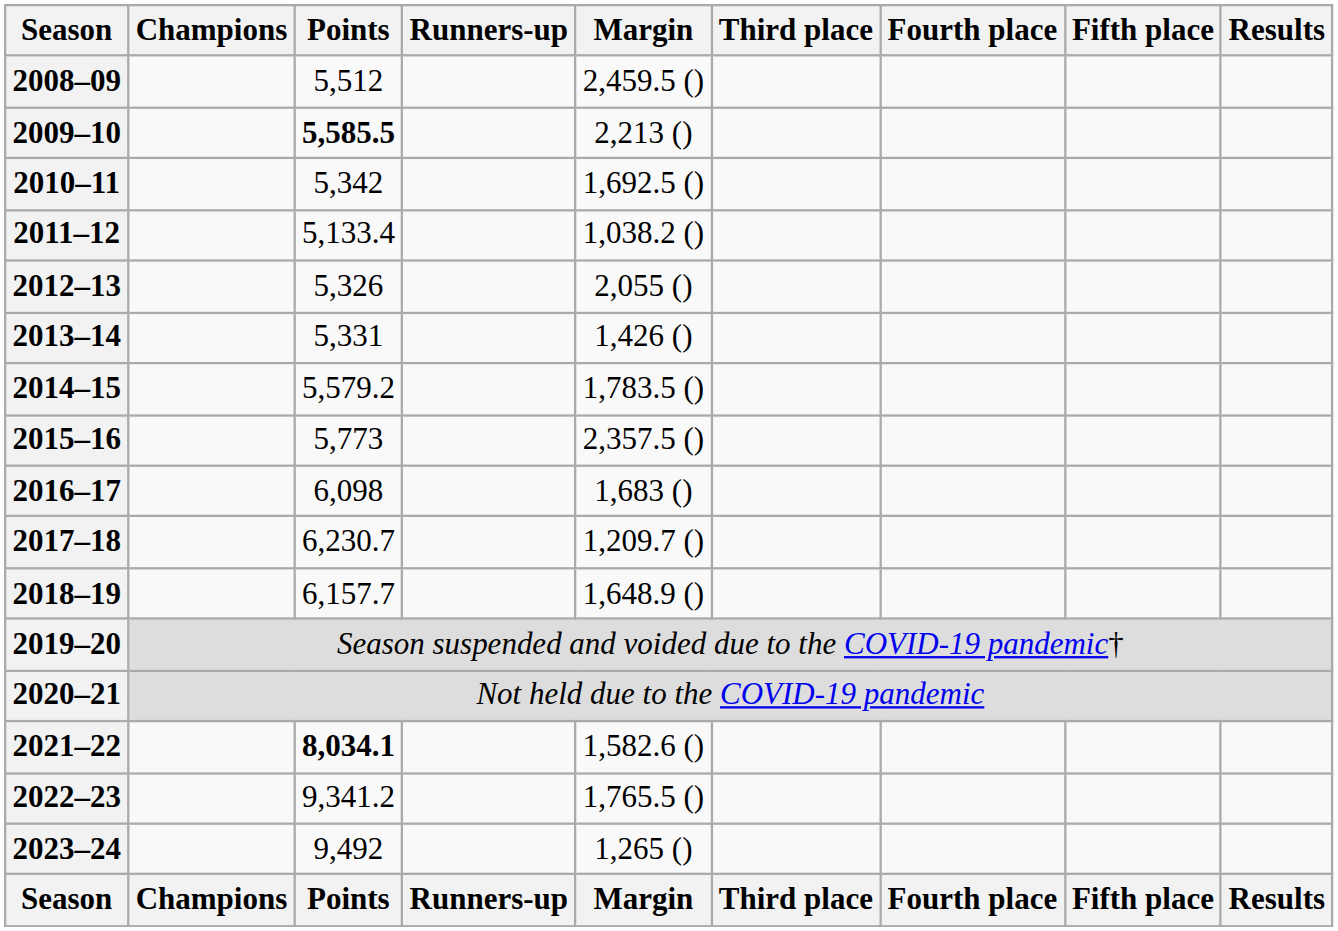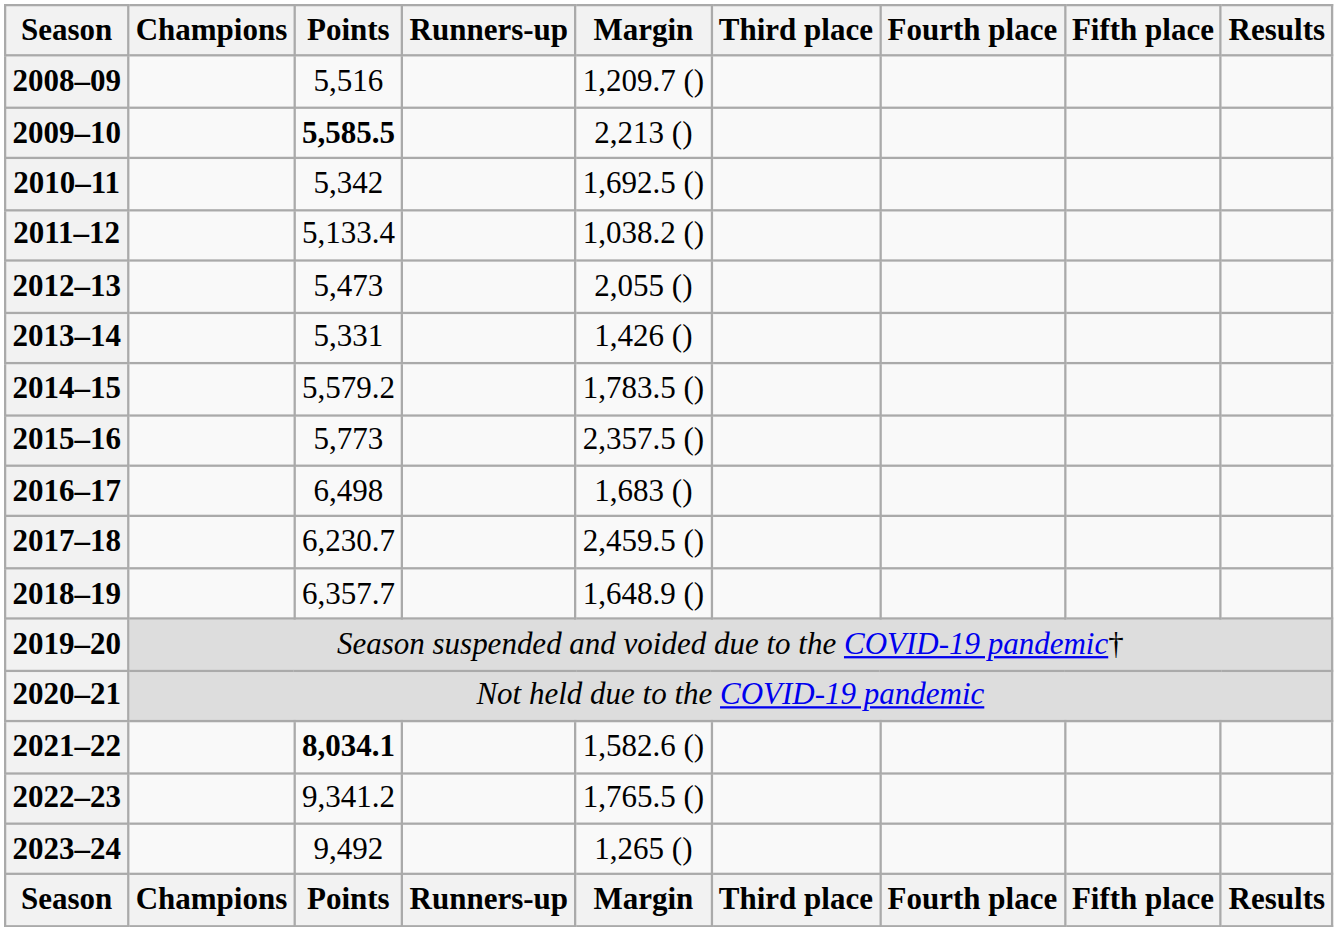(348, 80) 5,512 -> (348, 80) 5,516
(643, 80) 2,459.5 () -> (643, 80) 1,209.7 ()
(348, 285) 5,326 -> (348, 285) 5,473
(348, 490) 6,098 -> (348, 490) 6,498
(643, 541) 1,209.7 () -> (643, 541) 2,459.5 ()
(348, 592) 6,157.7 -> (348, 592) 6,357.7
